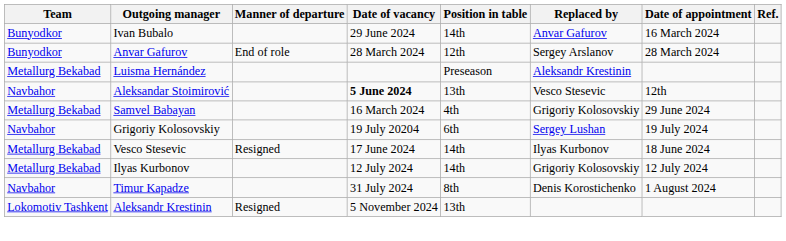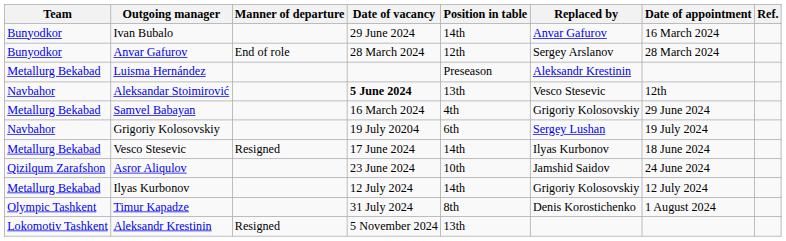+ row: (150, 168)
(31, 187) Navbahor -> (52, 206) Olympic Tashkent
